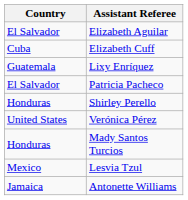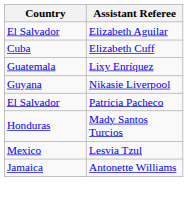+ row: (130, 84)
- row: (123, 102)
- row: (123, 119)
